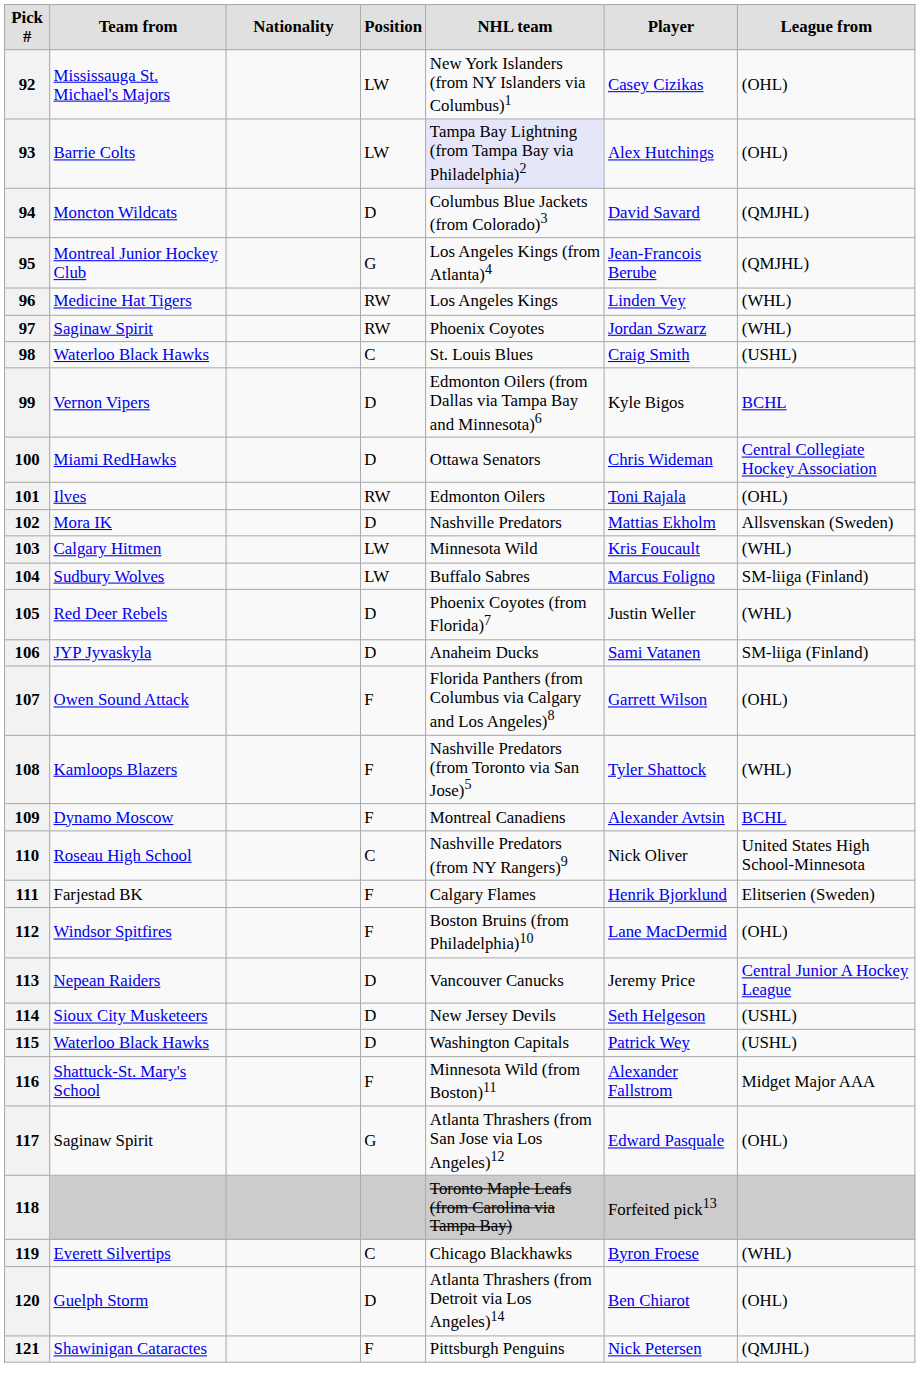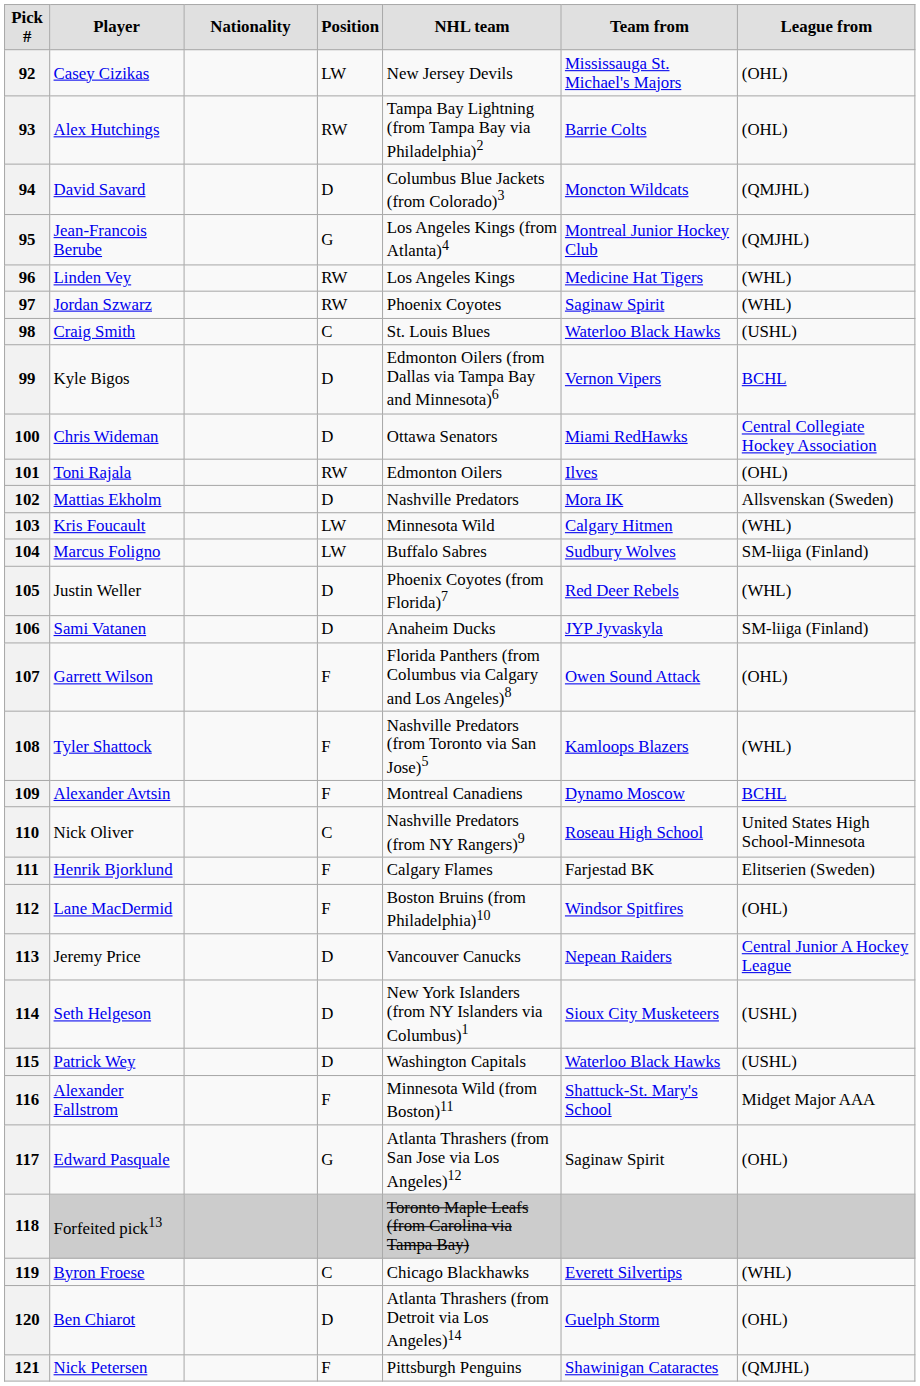columns swapped: (671, 27) <-> (138, 27)
(508, 84) New York Islanders (from NY Islanders via Columbus)1 -> (450, 72) New Jersey Devils
(377, 153) LW -> (334, 130) RW
(503, 153) lavender background -> (460, 130) no background
(493, 1016) New Jersey Devils -> (465, 1014) New York Islanders (from NY Islanders via Columbus)1
